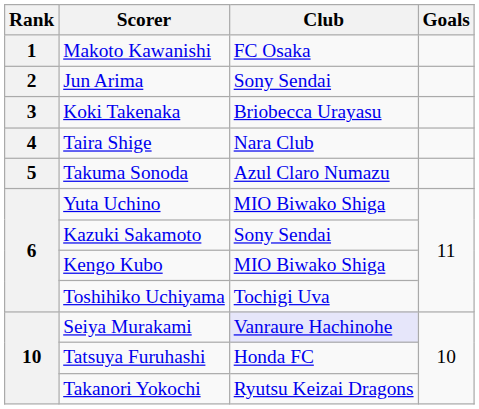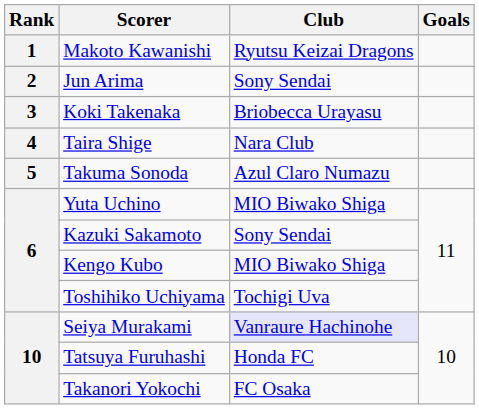(272, 50) FC Osaka -> (324, 50) Ryutsu Keizai Dragons
(324, 388) Ryutsu Keizai Dragons -> (272, 388) FC Osaka
